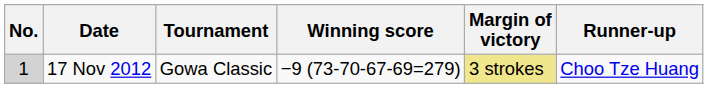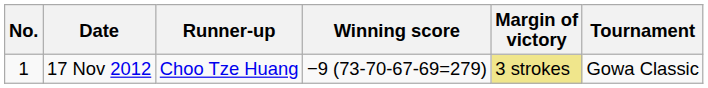columns swapped: (216, 30) <-> (630, 30)
(24, 69) lightgrey background -> (24, 69) no background
